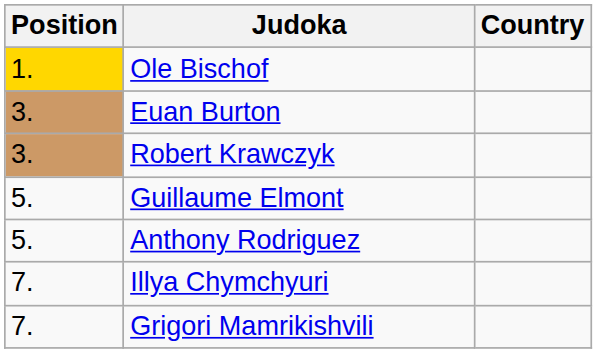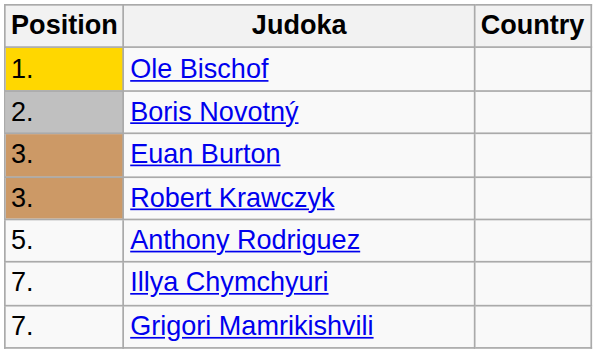+ row: (214, 111)
- row: (237, 197)
